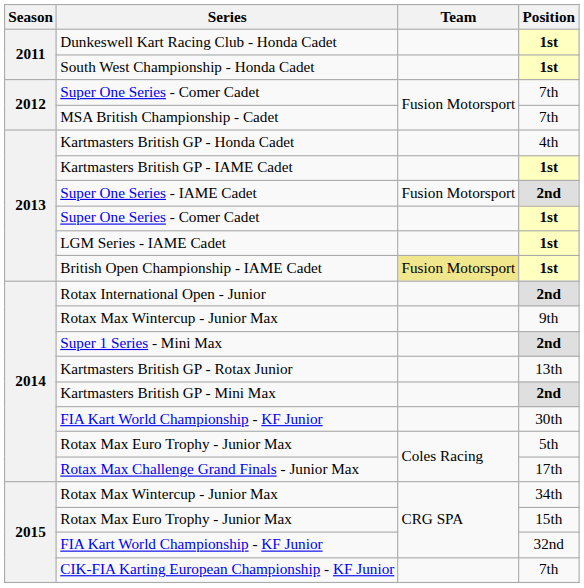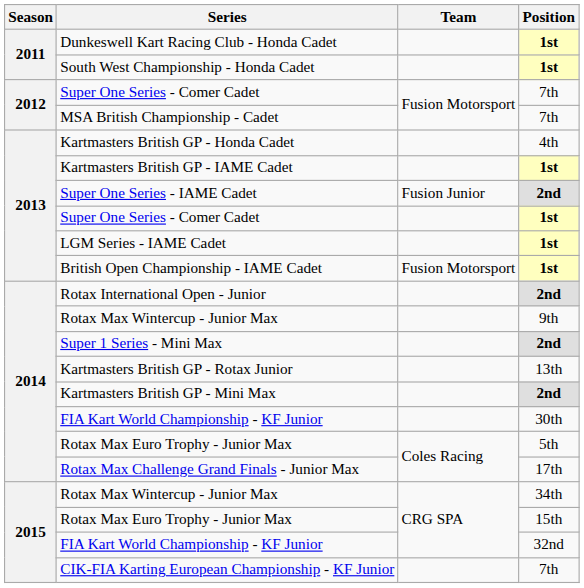(458, 192) Fusion Motorsport -> (443, 192) Fusion Junior
(458, 267) khaki background -> (458, 267) no background
